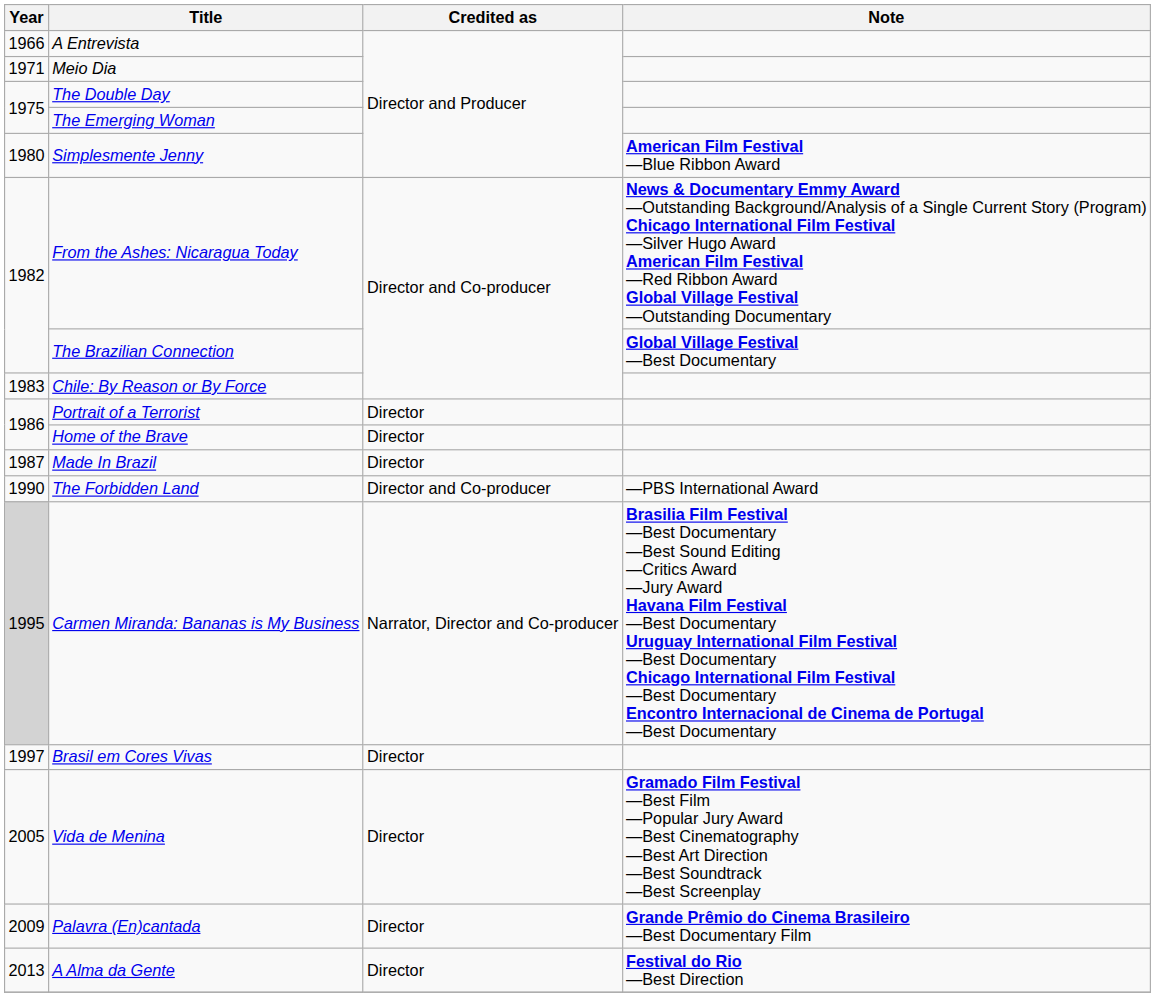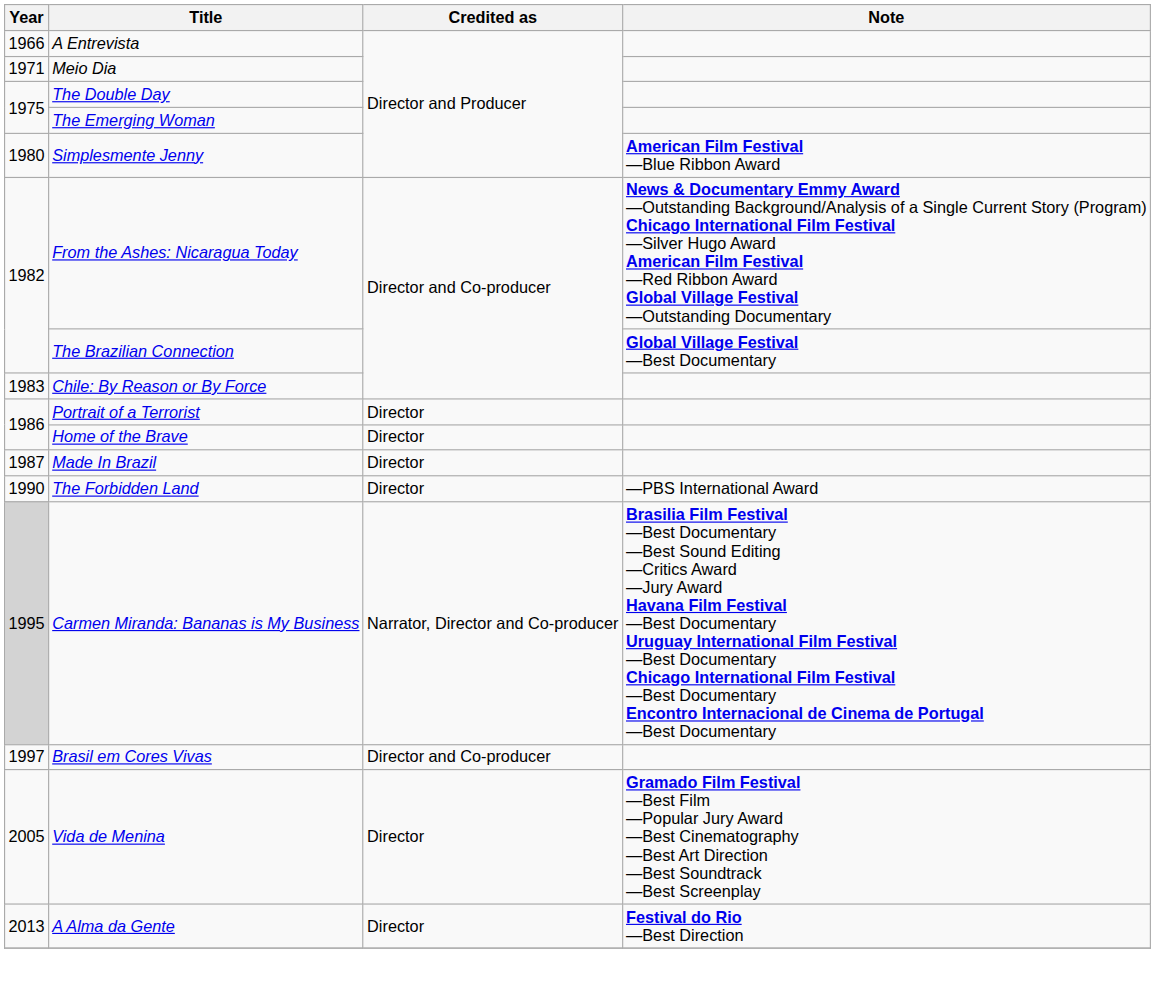(459, 489) Director and Co-producer -> (396, 489) Director
(396, 757) Director -> (459, 757) Director and Co-producer
- row: (126, 926)
